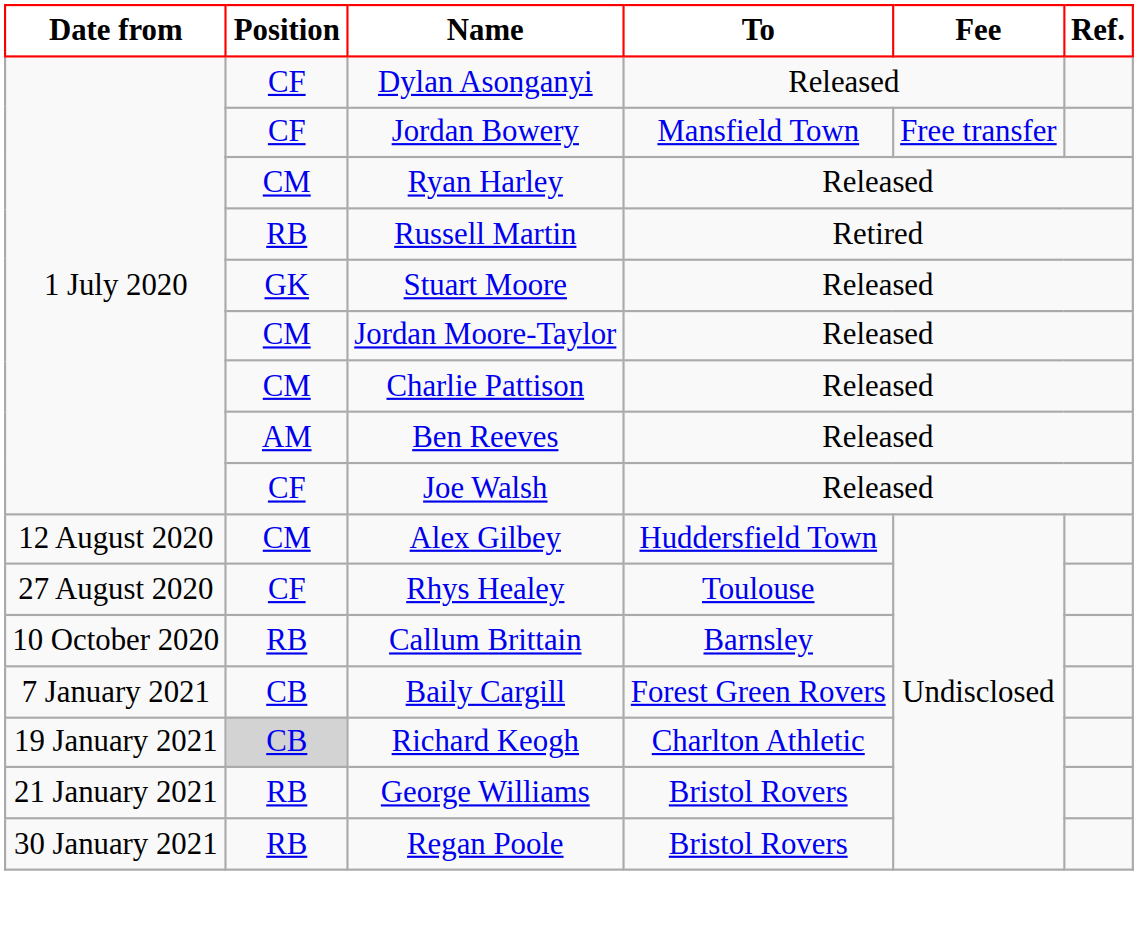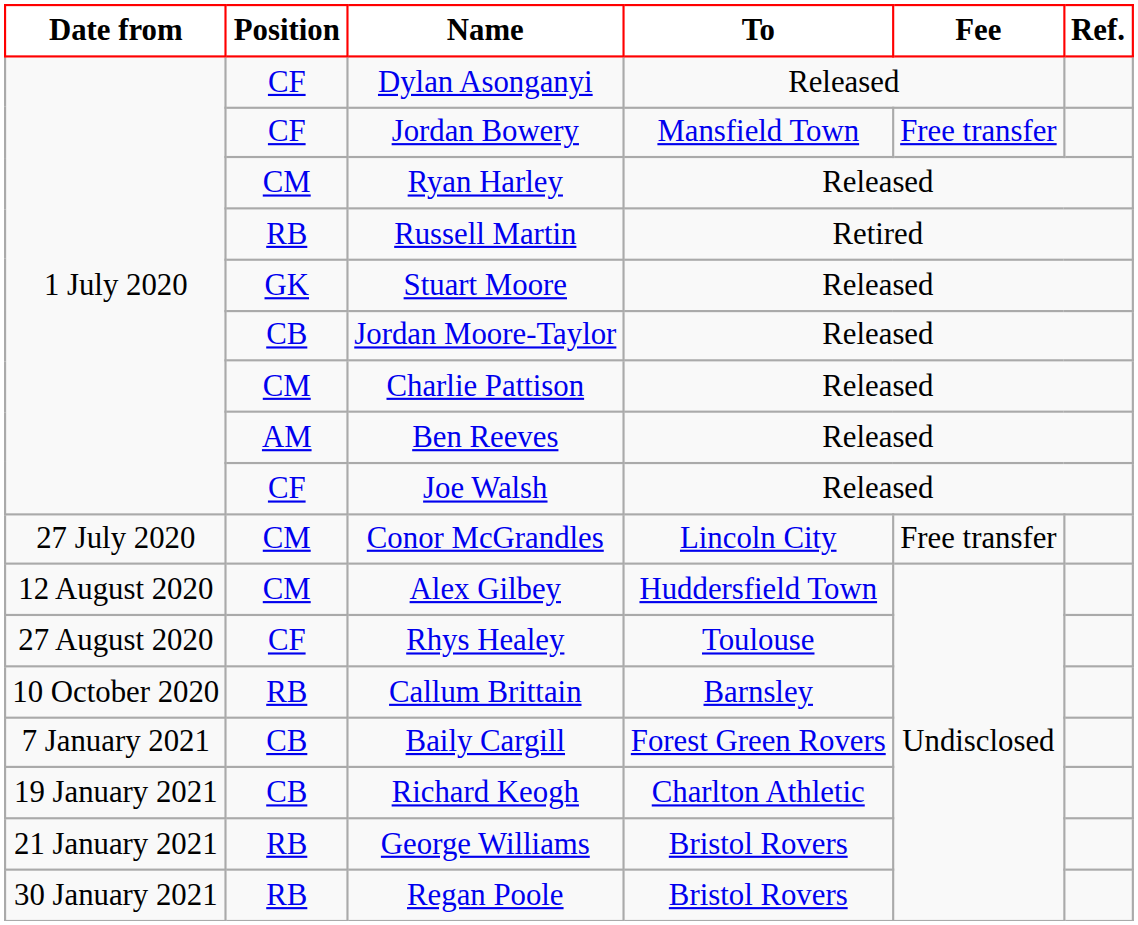(287, 335) CM -> (287, 335) CB
+ row: (485, 538)
(287, 741) lightgrey background -> (287, 792) no background
